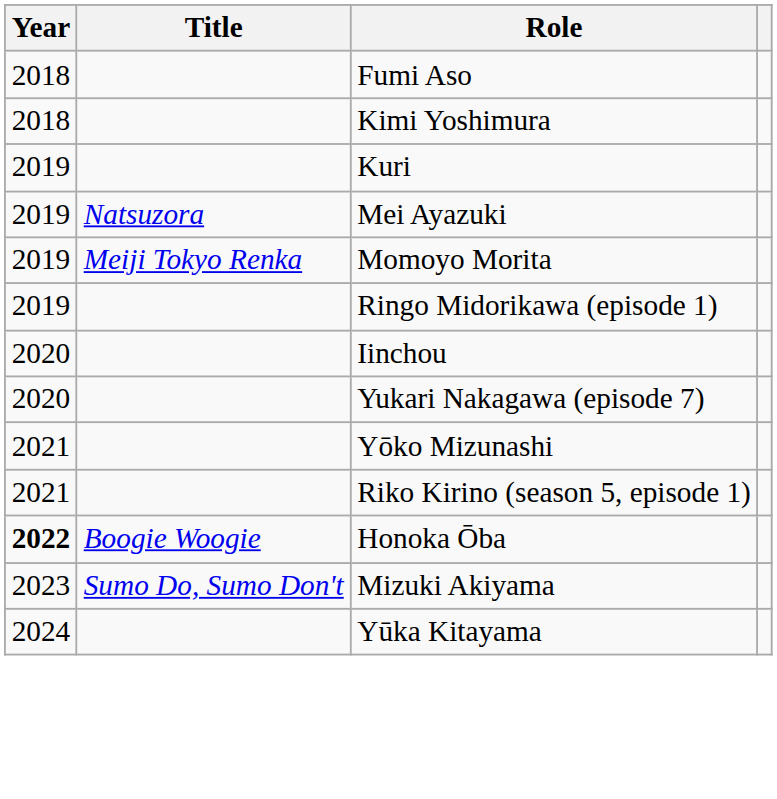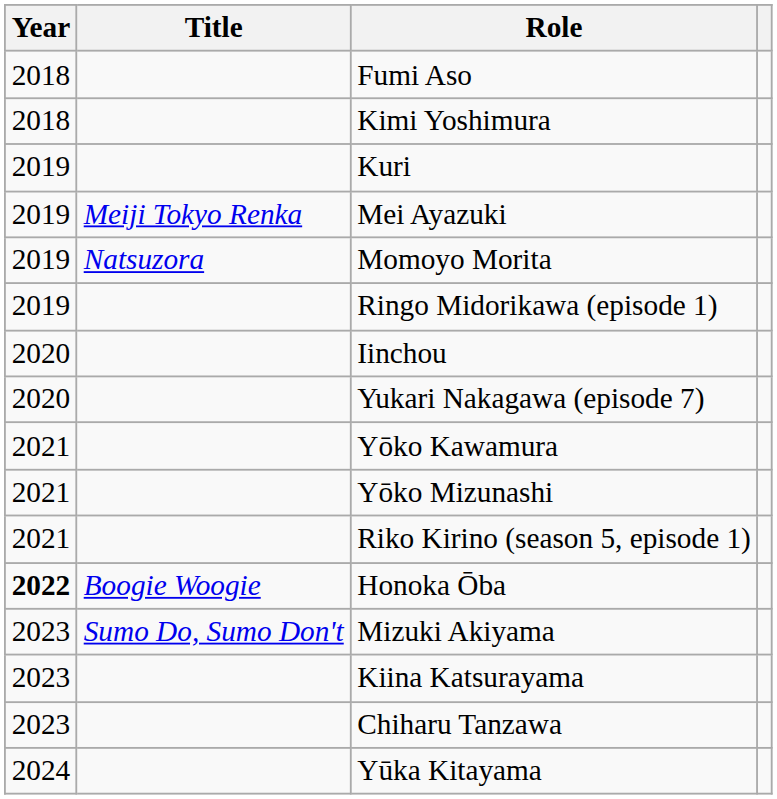(144, 213) Natsuzora -> (193, 213) Meiji Tokyo Renka
(193, 259) Meiji Tokyo Renka -> (144, 259) Natsuzora
+ row: (458, 445)
+ row: (471, 677)
+ row: (460, 724)
